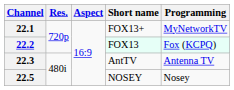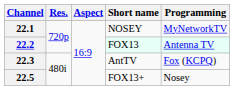(126, 28) FOX13+ -> (125, 28) NOSEY
(190, 45) Fox (KCPQ) -> (189, 45) Antenna TV
(189, 61) Antenna TV -> (190, 61) Fox (KCPQ)
(125, 77) NOSEY -> (126, 77) FOX13+
